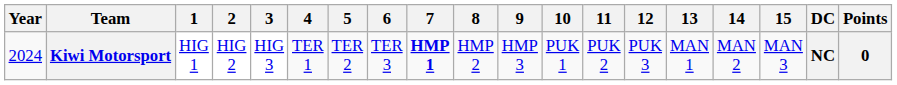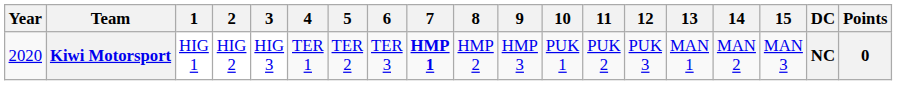(25, 55) 2024 -> (25, 55) 2020
